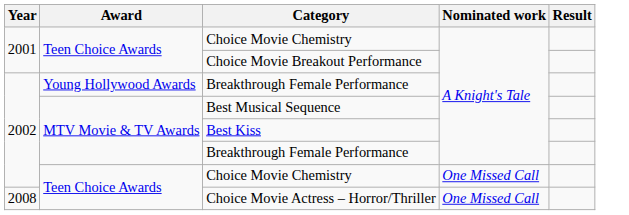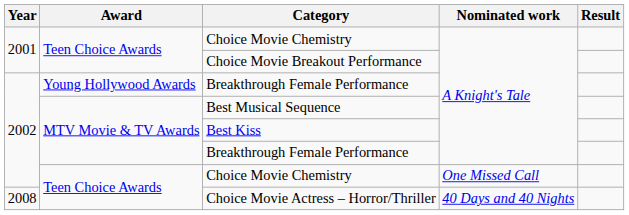(491, 198) One Missed Call -> (508, 198) 40 Days and 40 Nights
